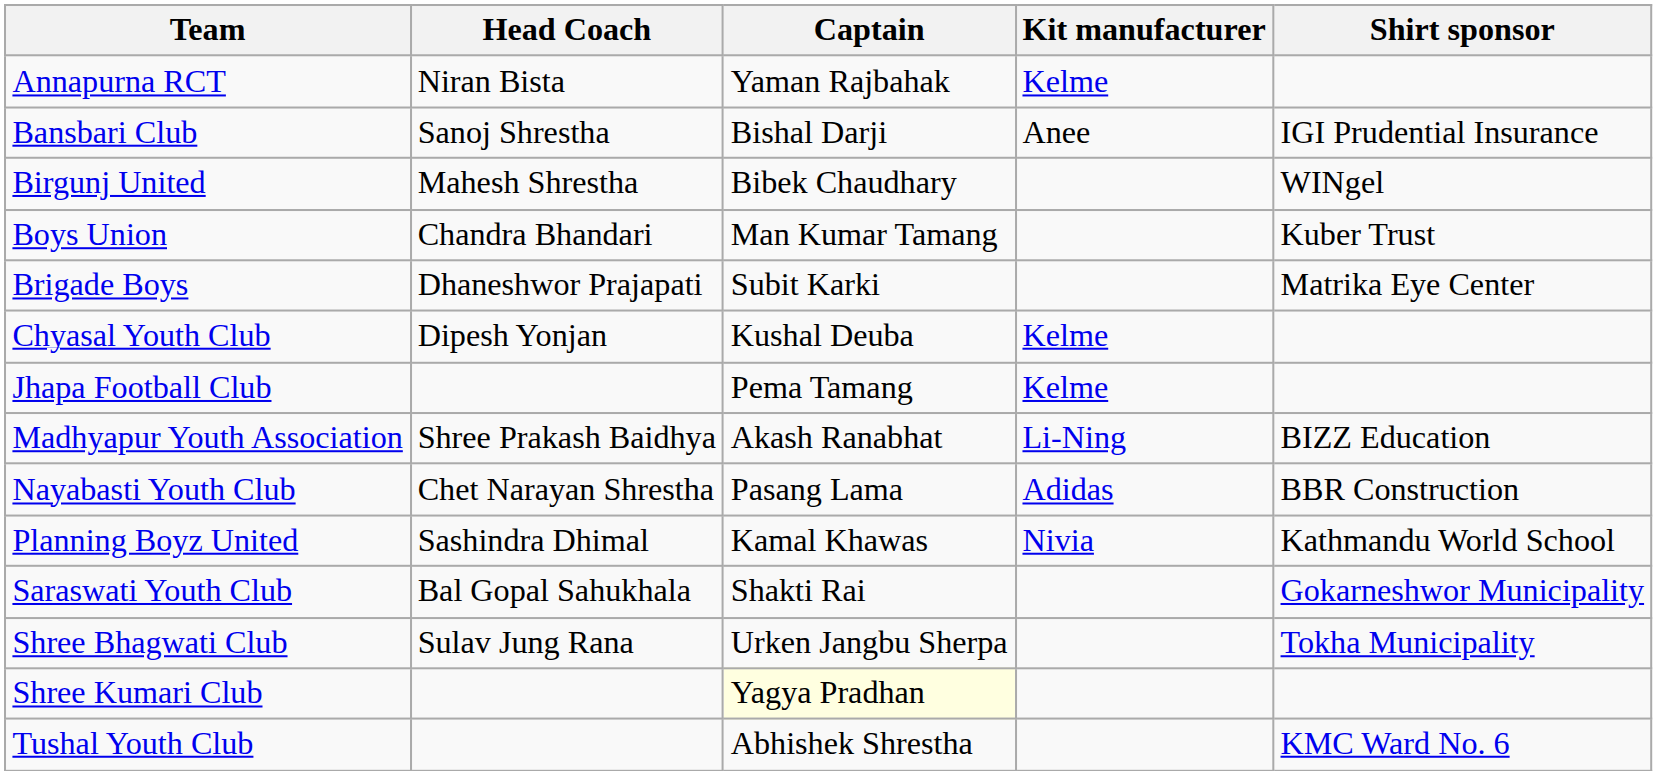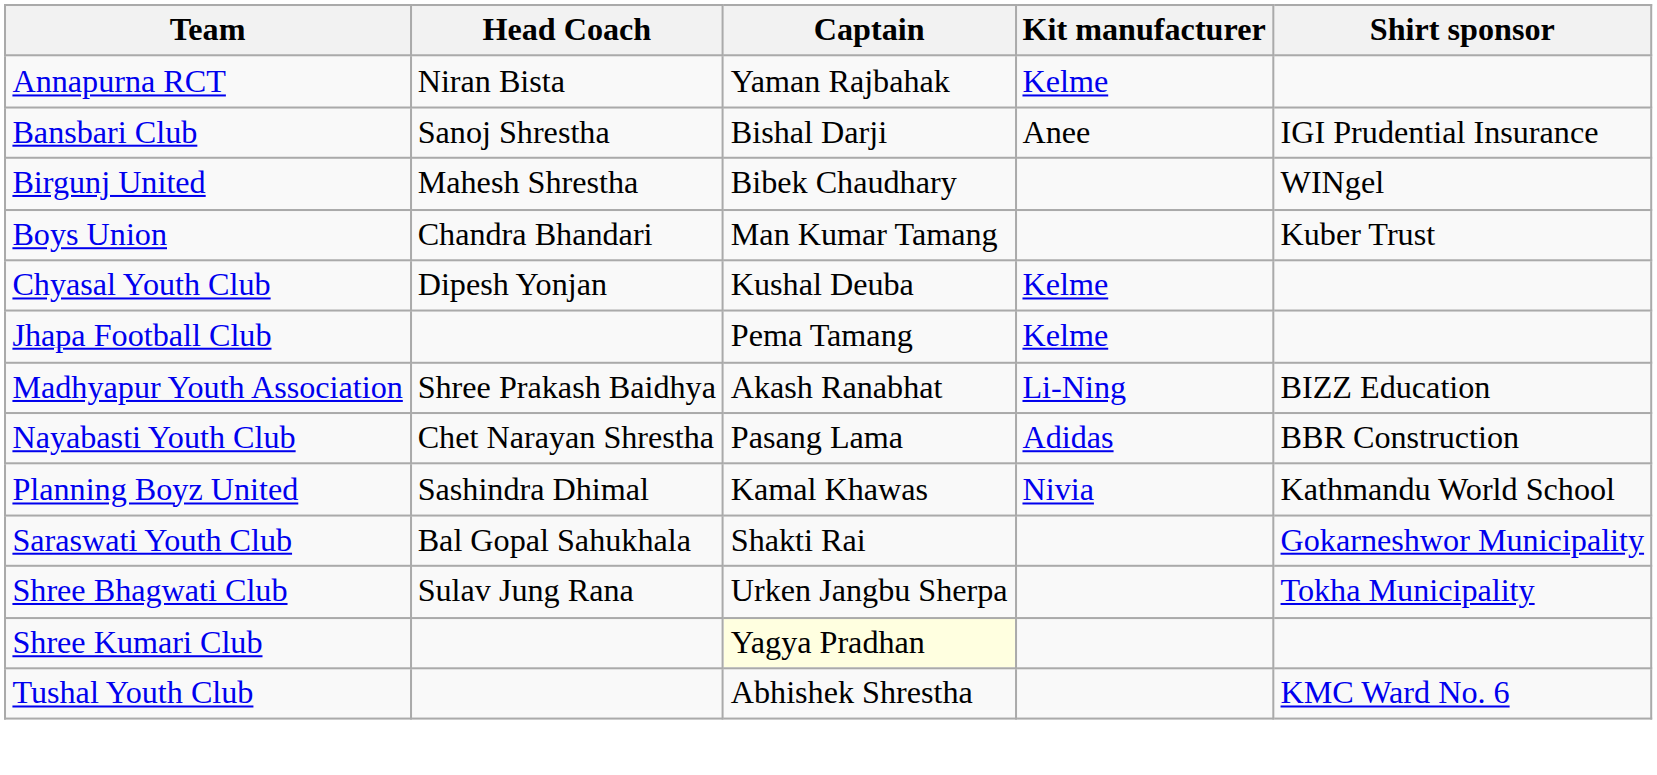- row: (100, 285)
